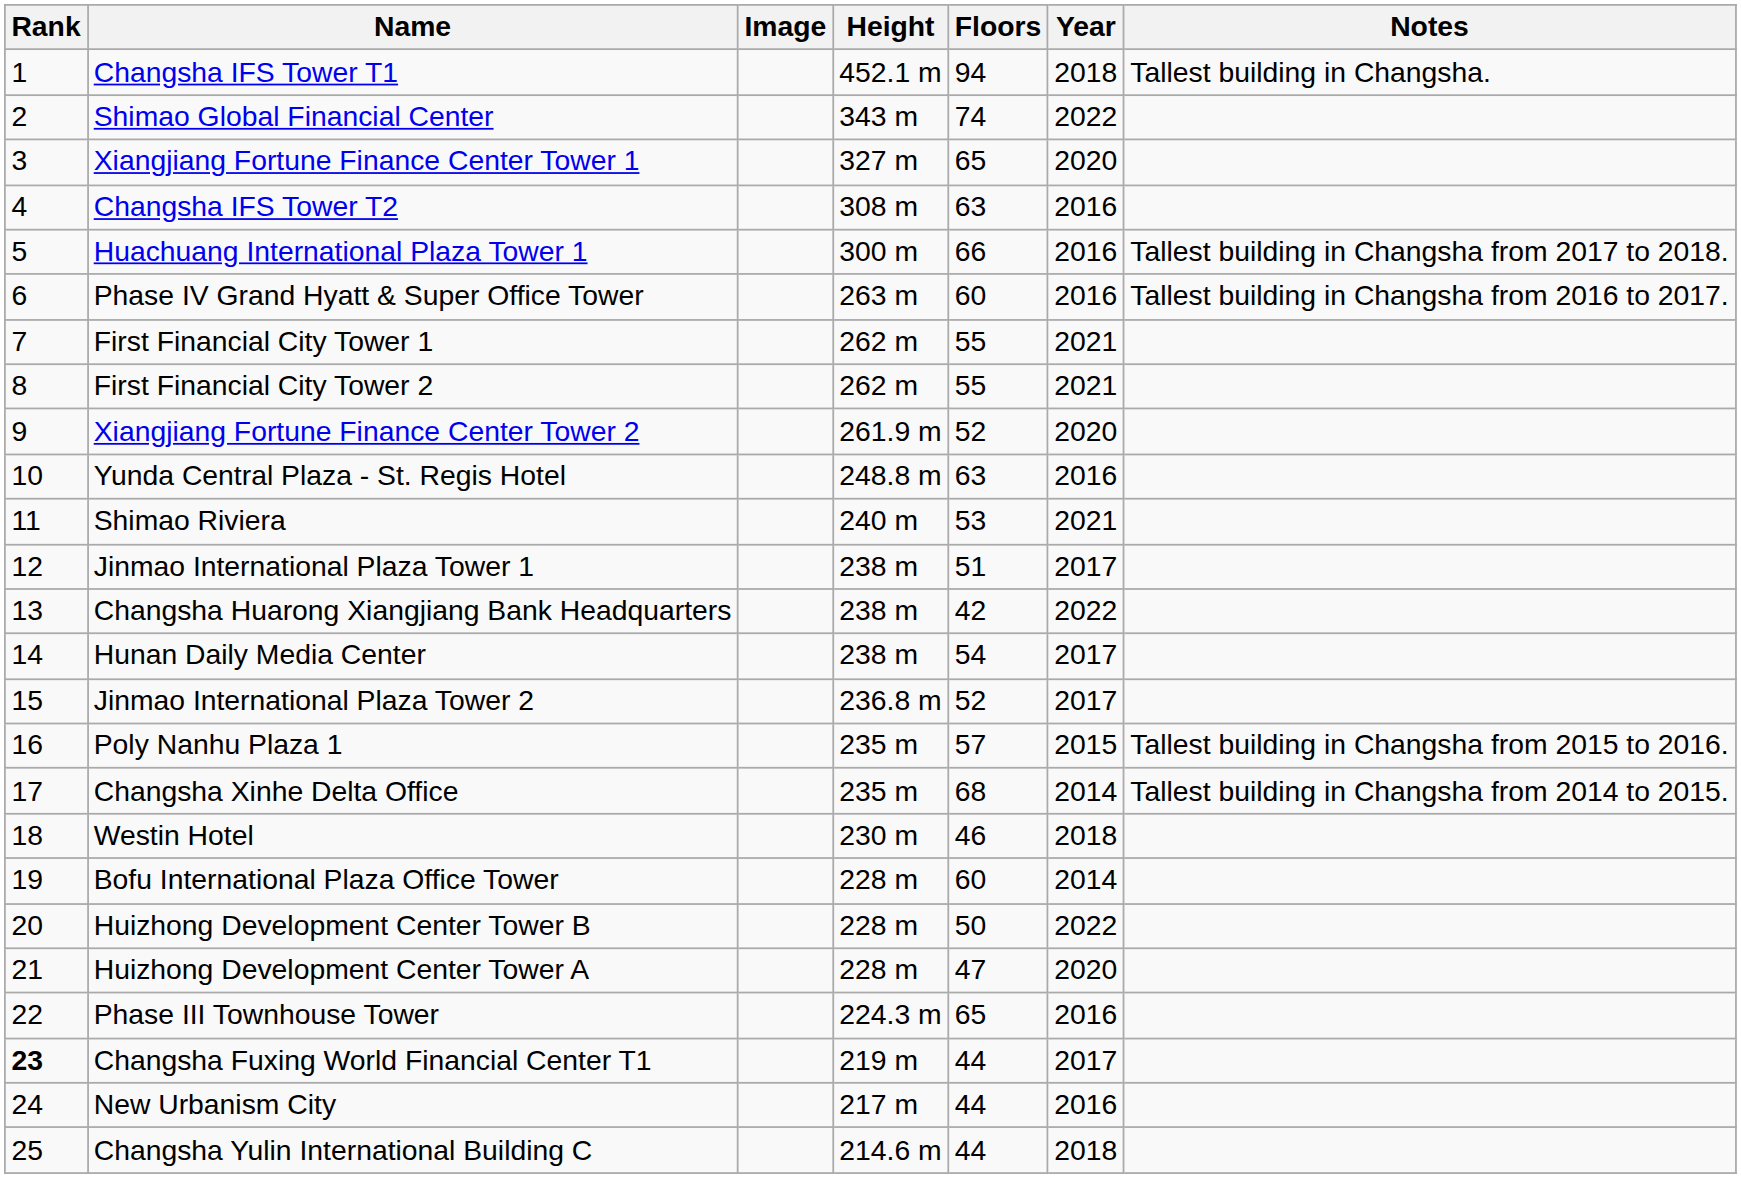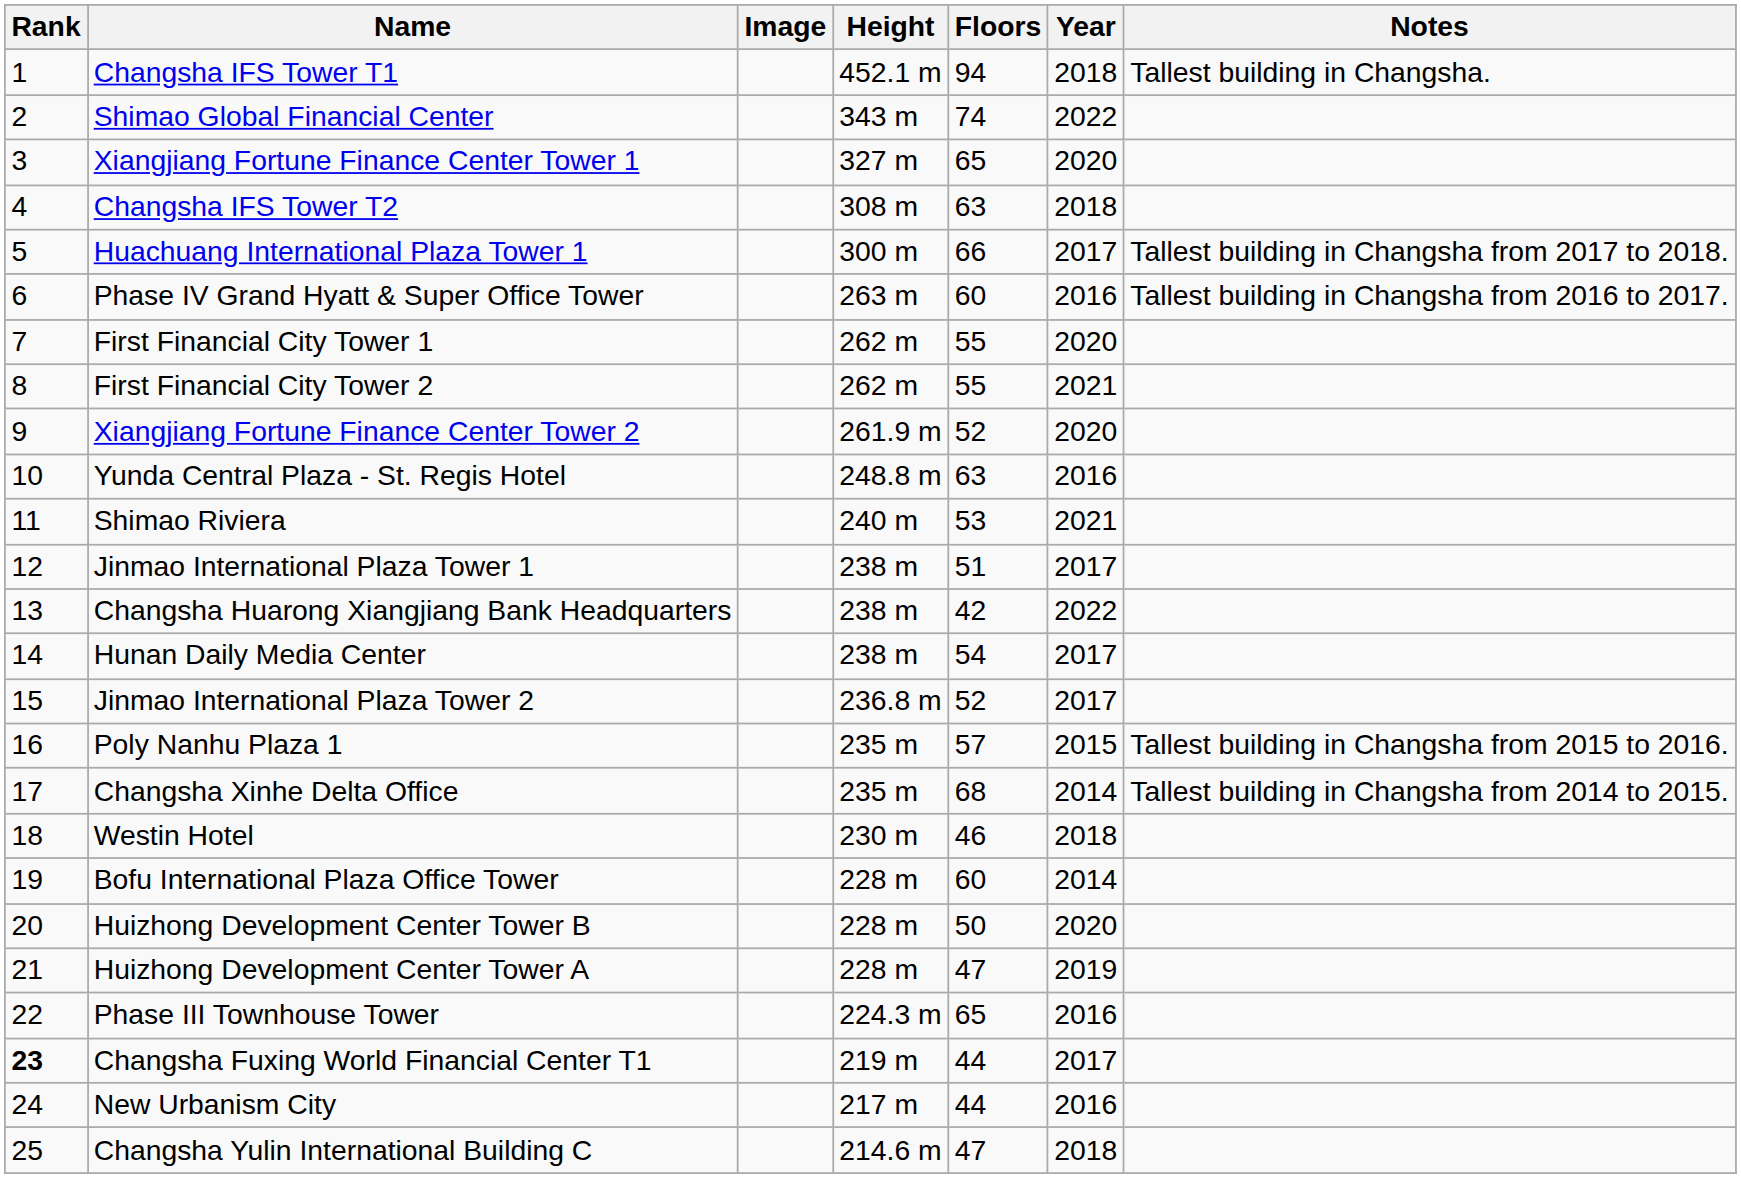(1086, 206) 2016 -> (1086, 206) 2018
(1086, 251) 2016 -> (1086, 251) 2017
(1086, 341) 2021 -> (1086, 341) 2020
(1086, 925) 2022 -> (1086, 925) 2020
(1086, 970) 2020 -> (1086, 970) 2019
(970, 1149) 44 -> (970, 1149) 47
